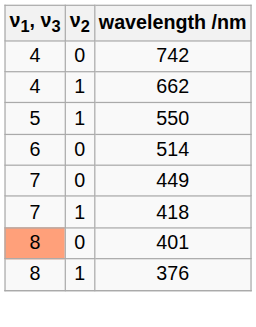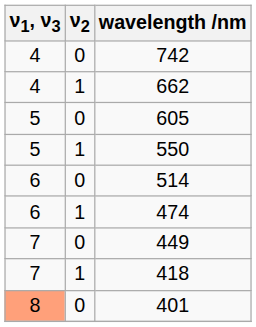+ row: (173, 118)
+ row: (173, 211)
- row: (173, 274)
